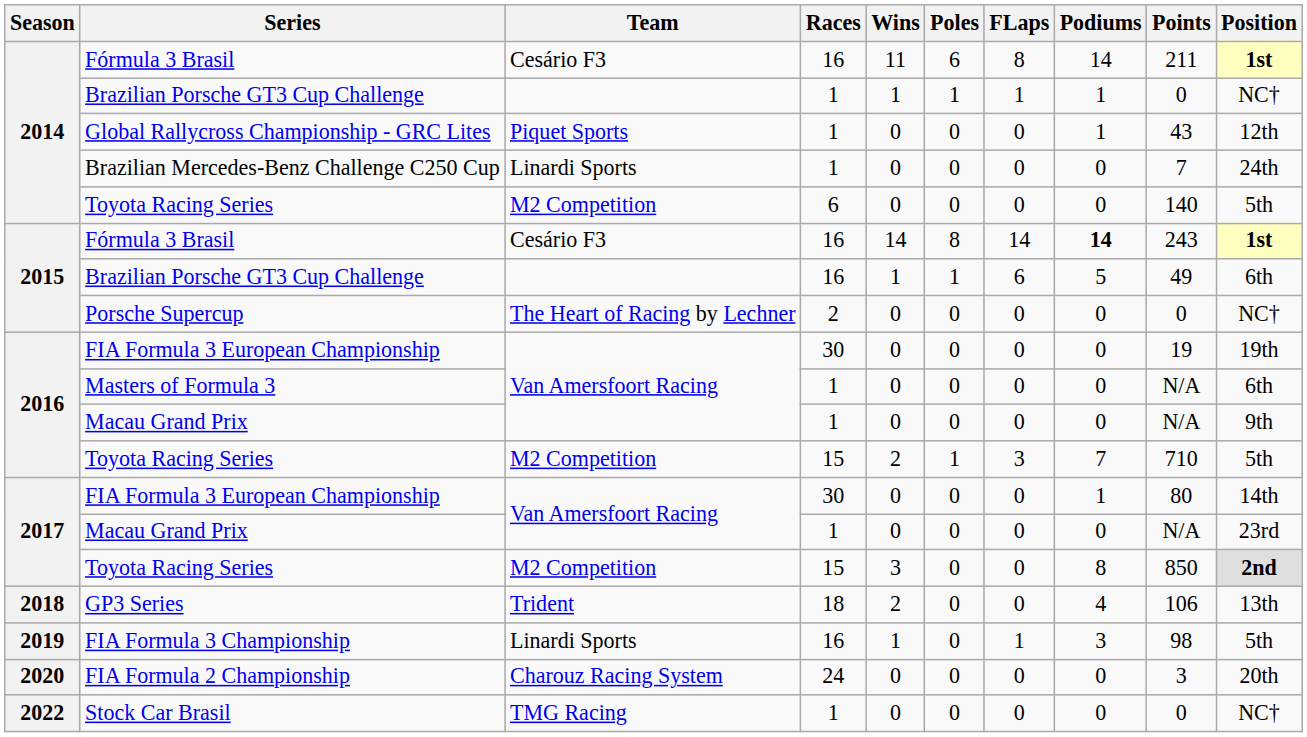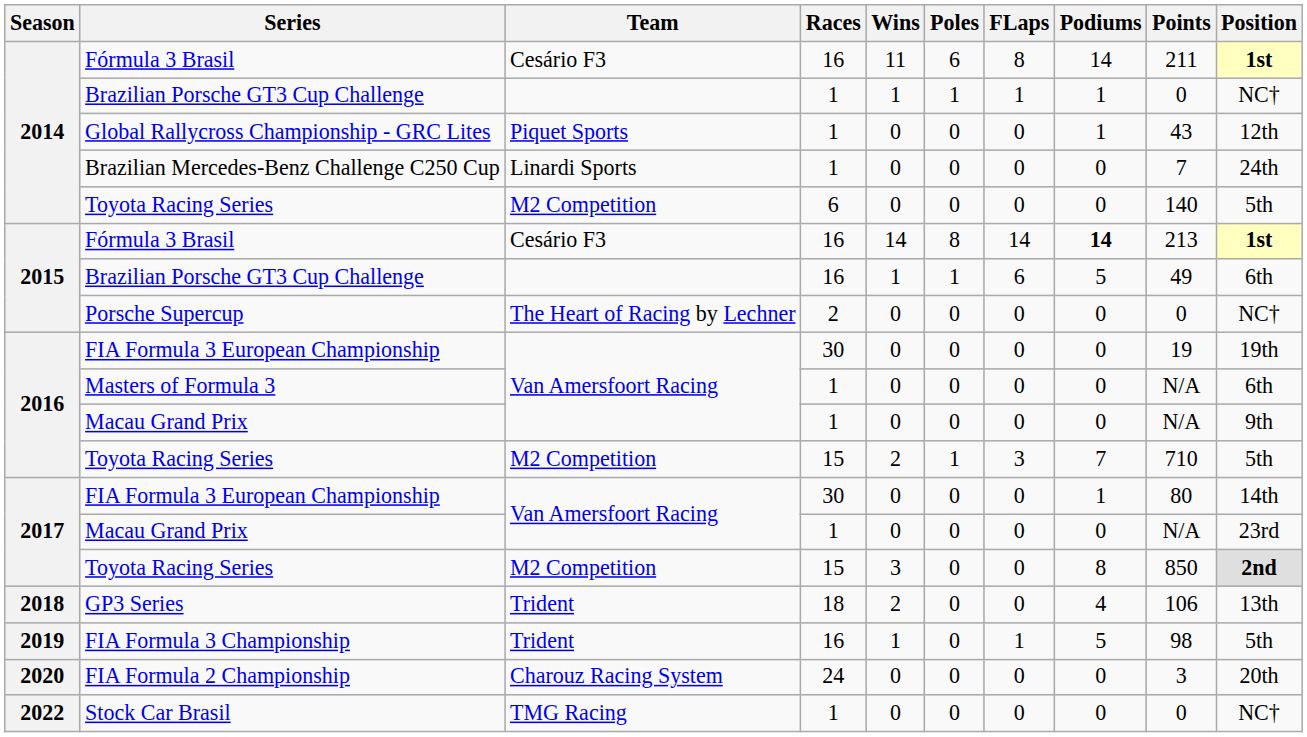(1181, 241) 243 -> (1181, 241) 213
(573, 640) Linardi Sports -> (542, 640) Trident
(1101, 640) 3 -> (1101, 640) 5
